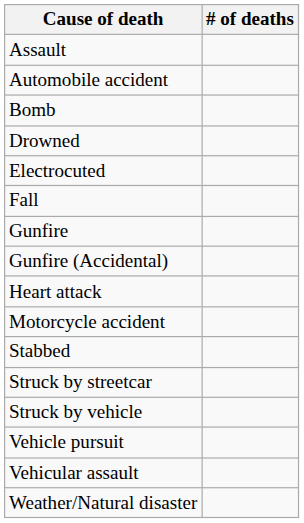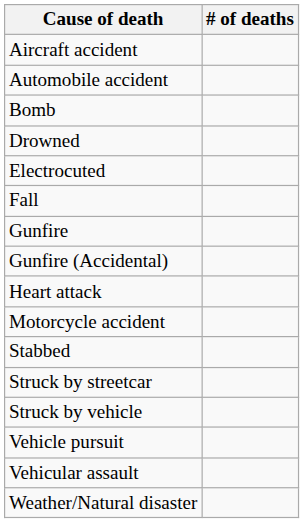+ row: (73, 49)
- row: (38, 49)
